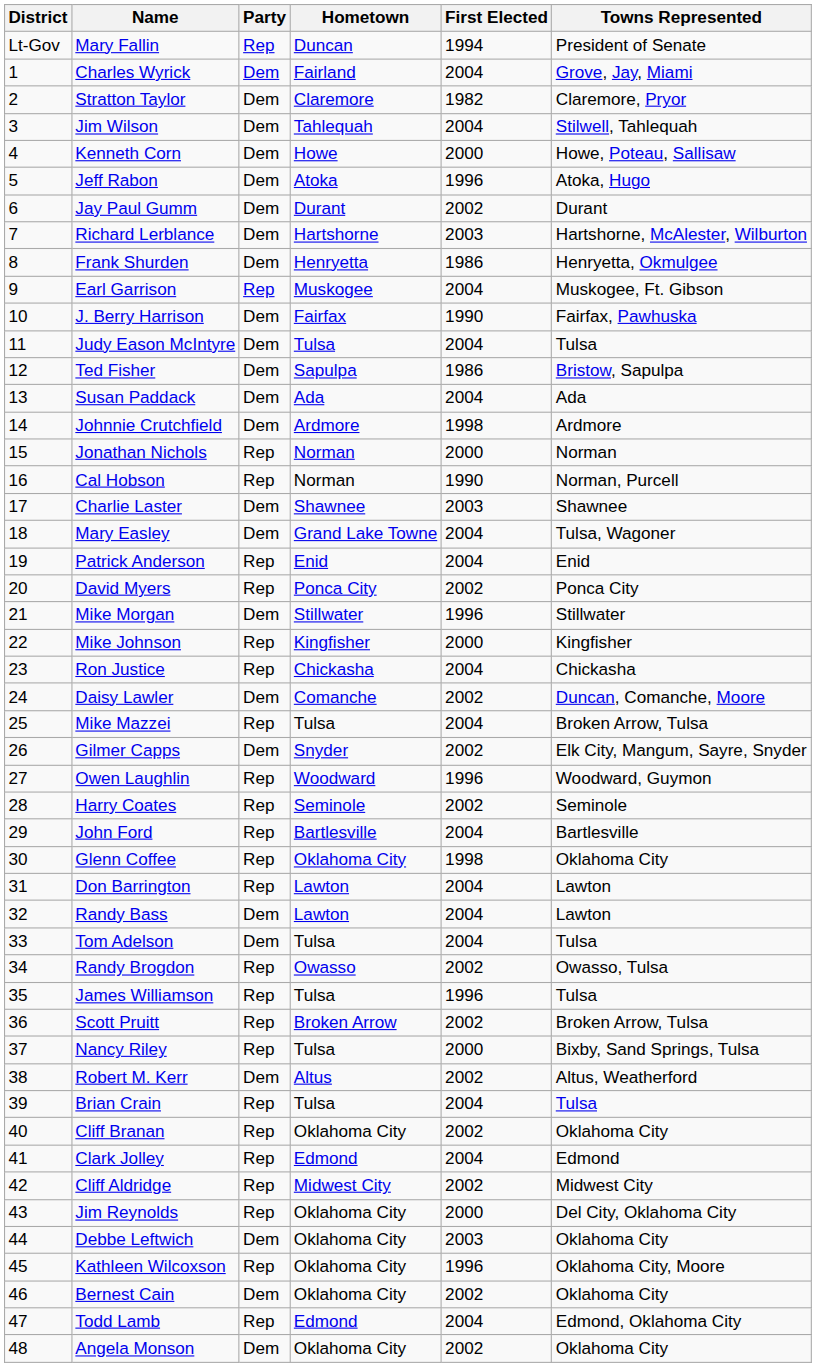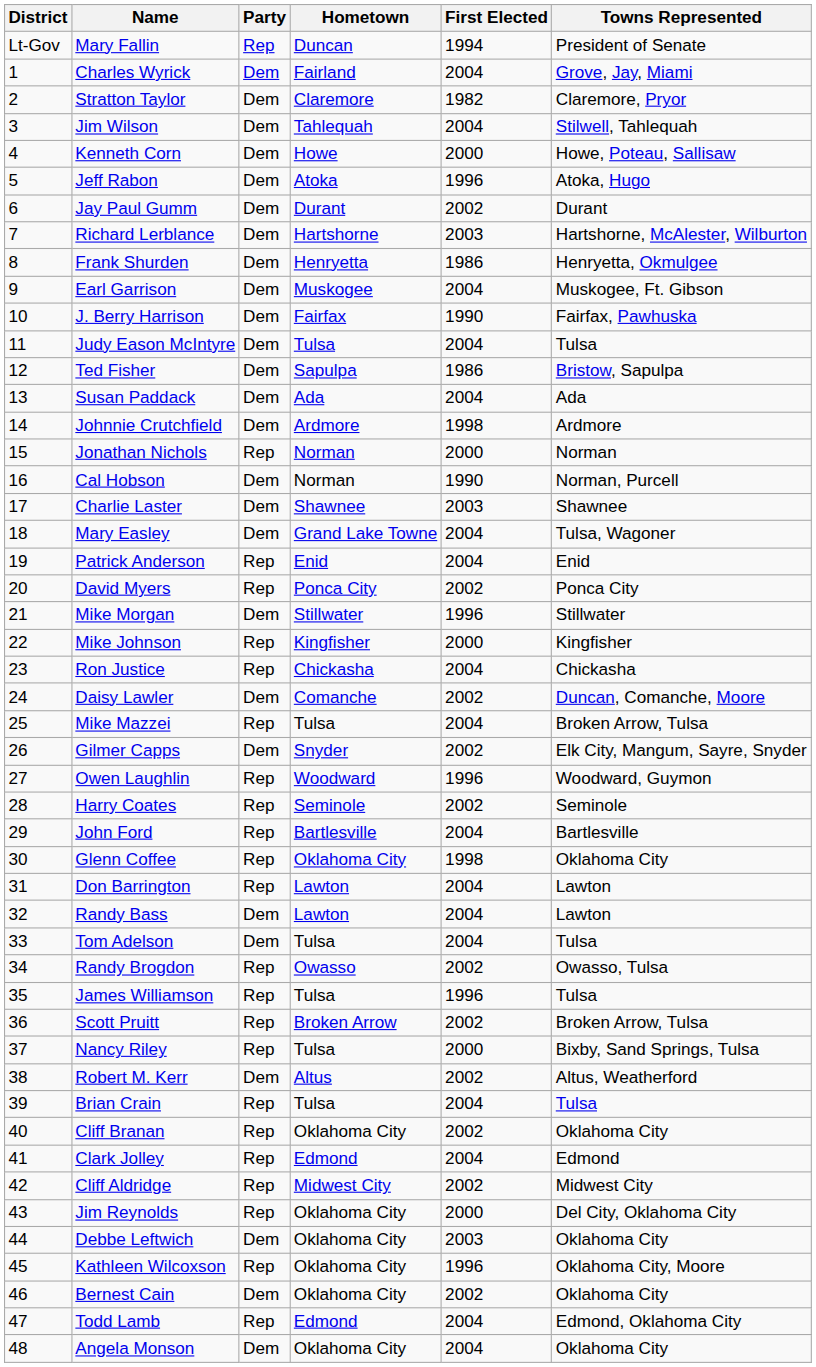(259, 289) Rep -> (261, 289) Dem
(259, 479) Rep -> (261, 479) Dem
(464, 1348) 2002 -> (464, 1348) 2004
